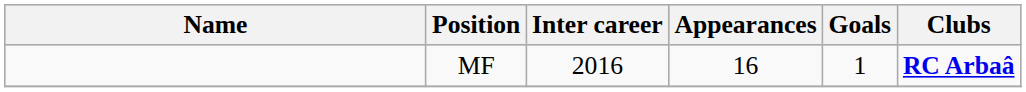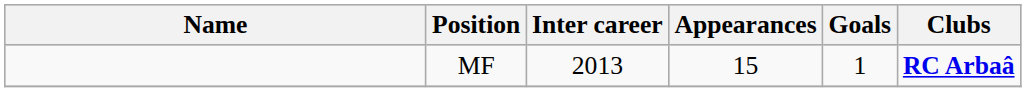(597, 65) 2016 -> (597, 65) 2013
(746, 65) 16 -> (746, 65) 15
